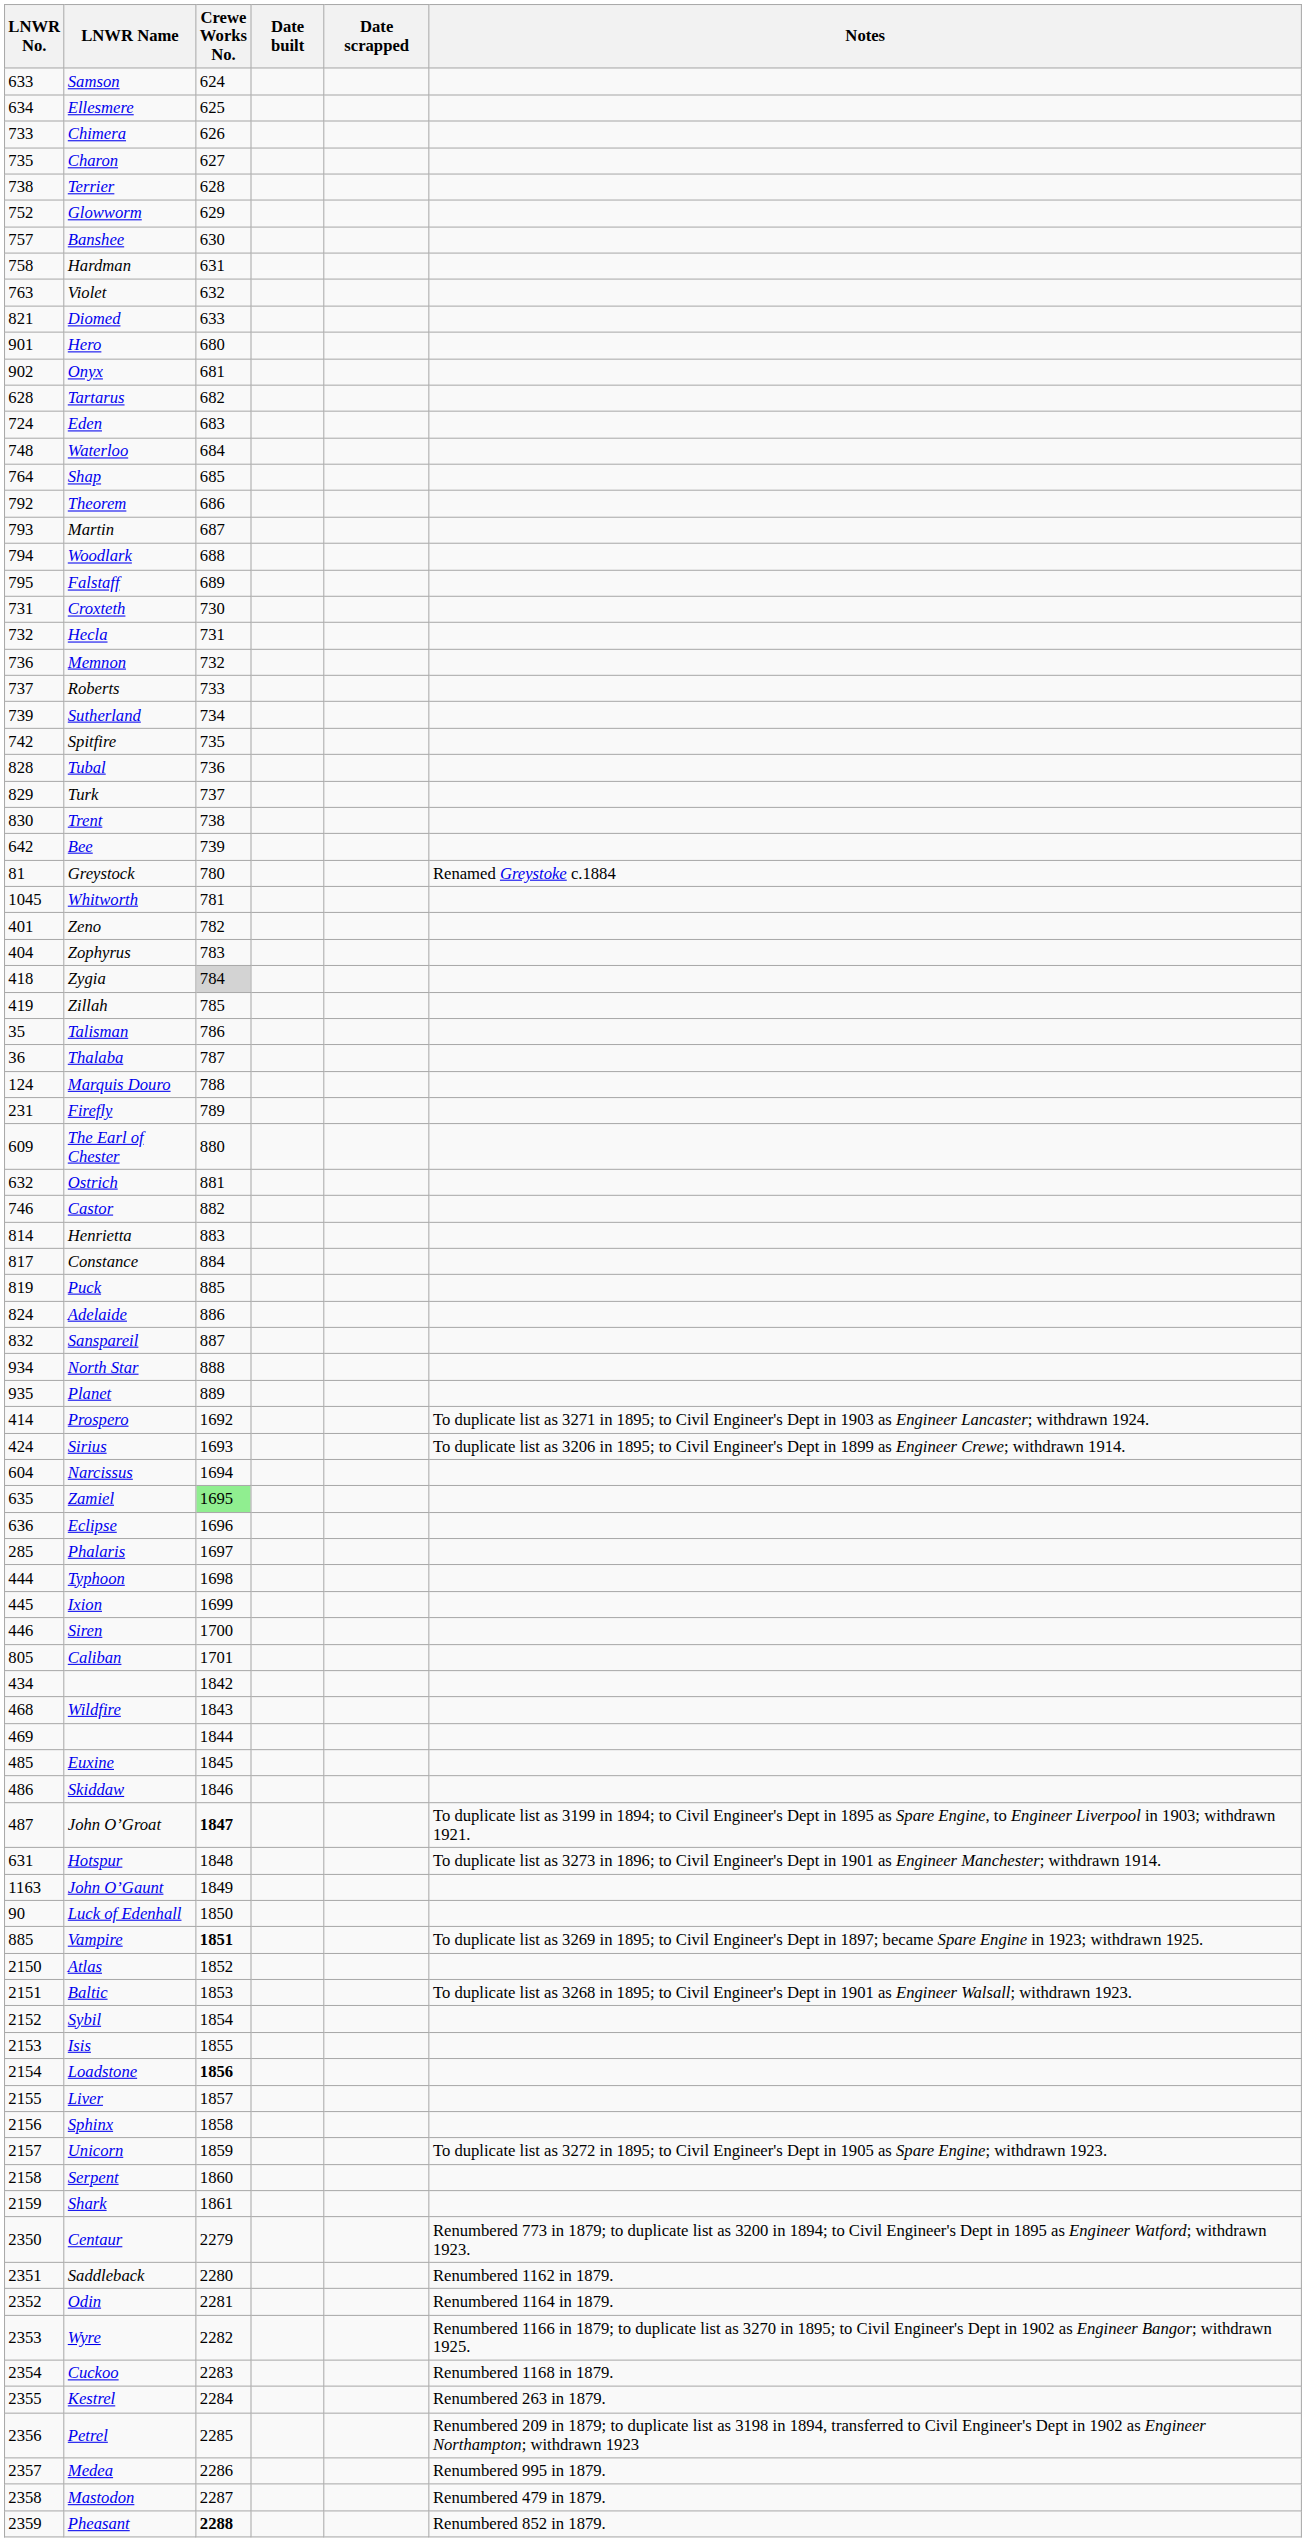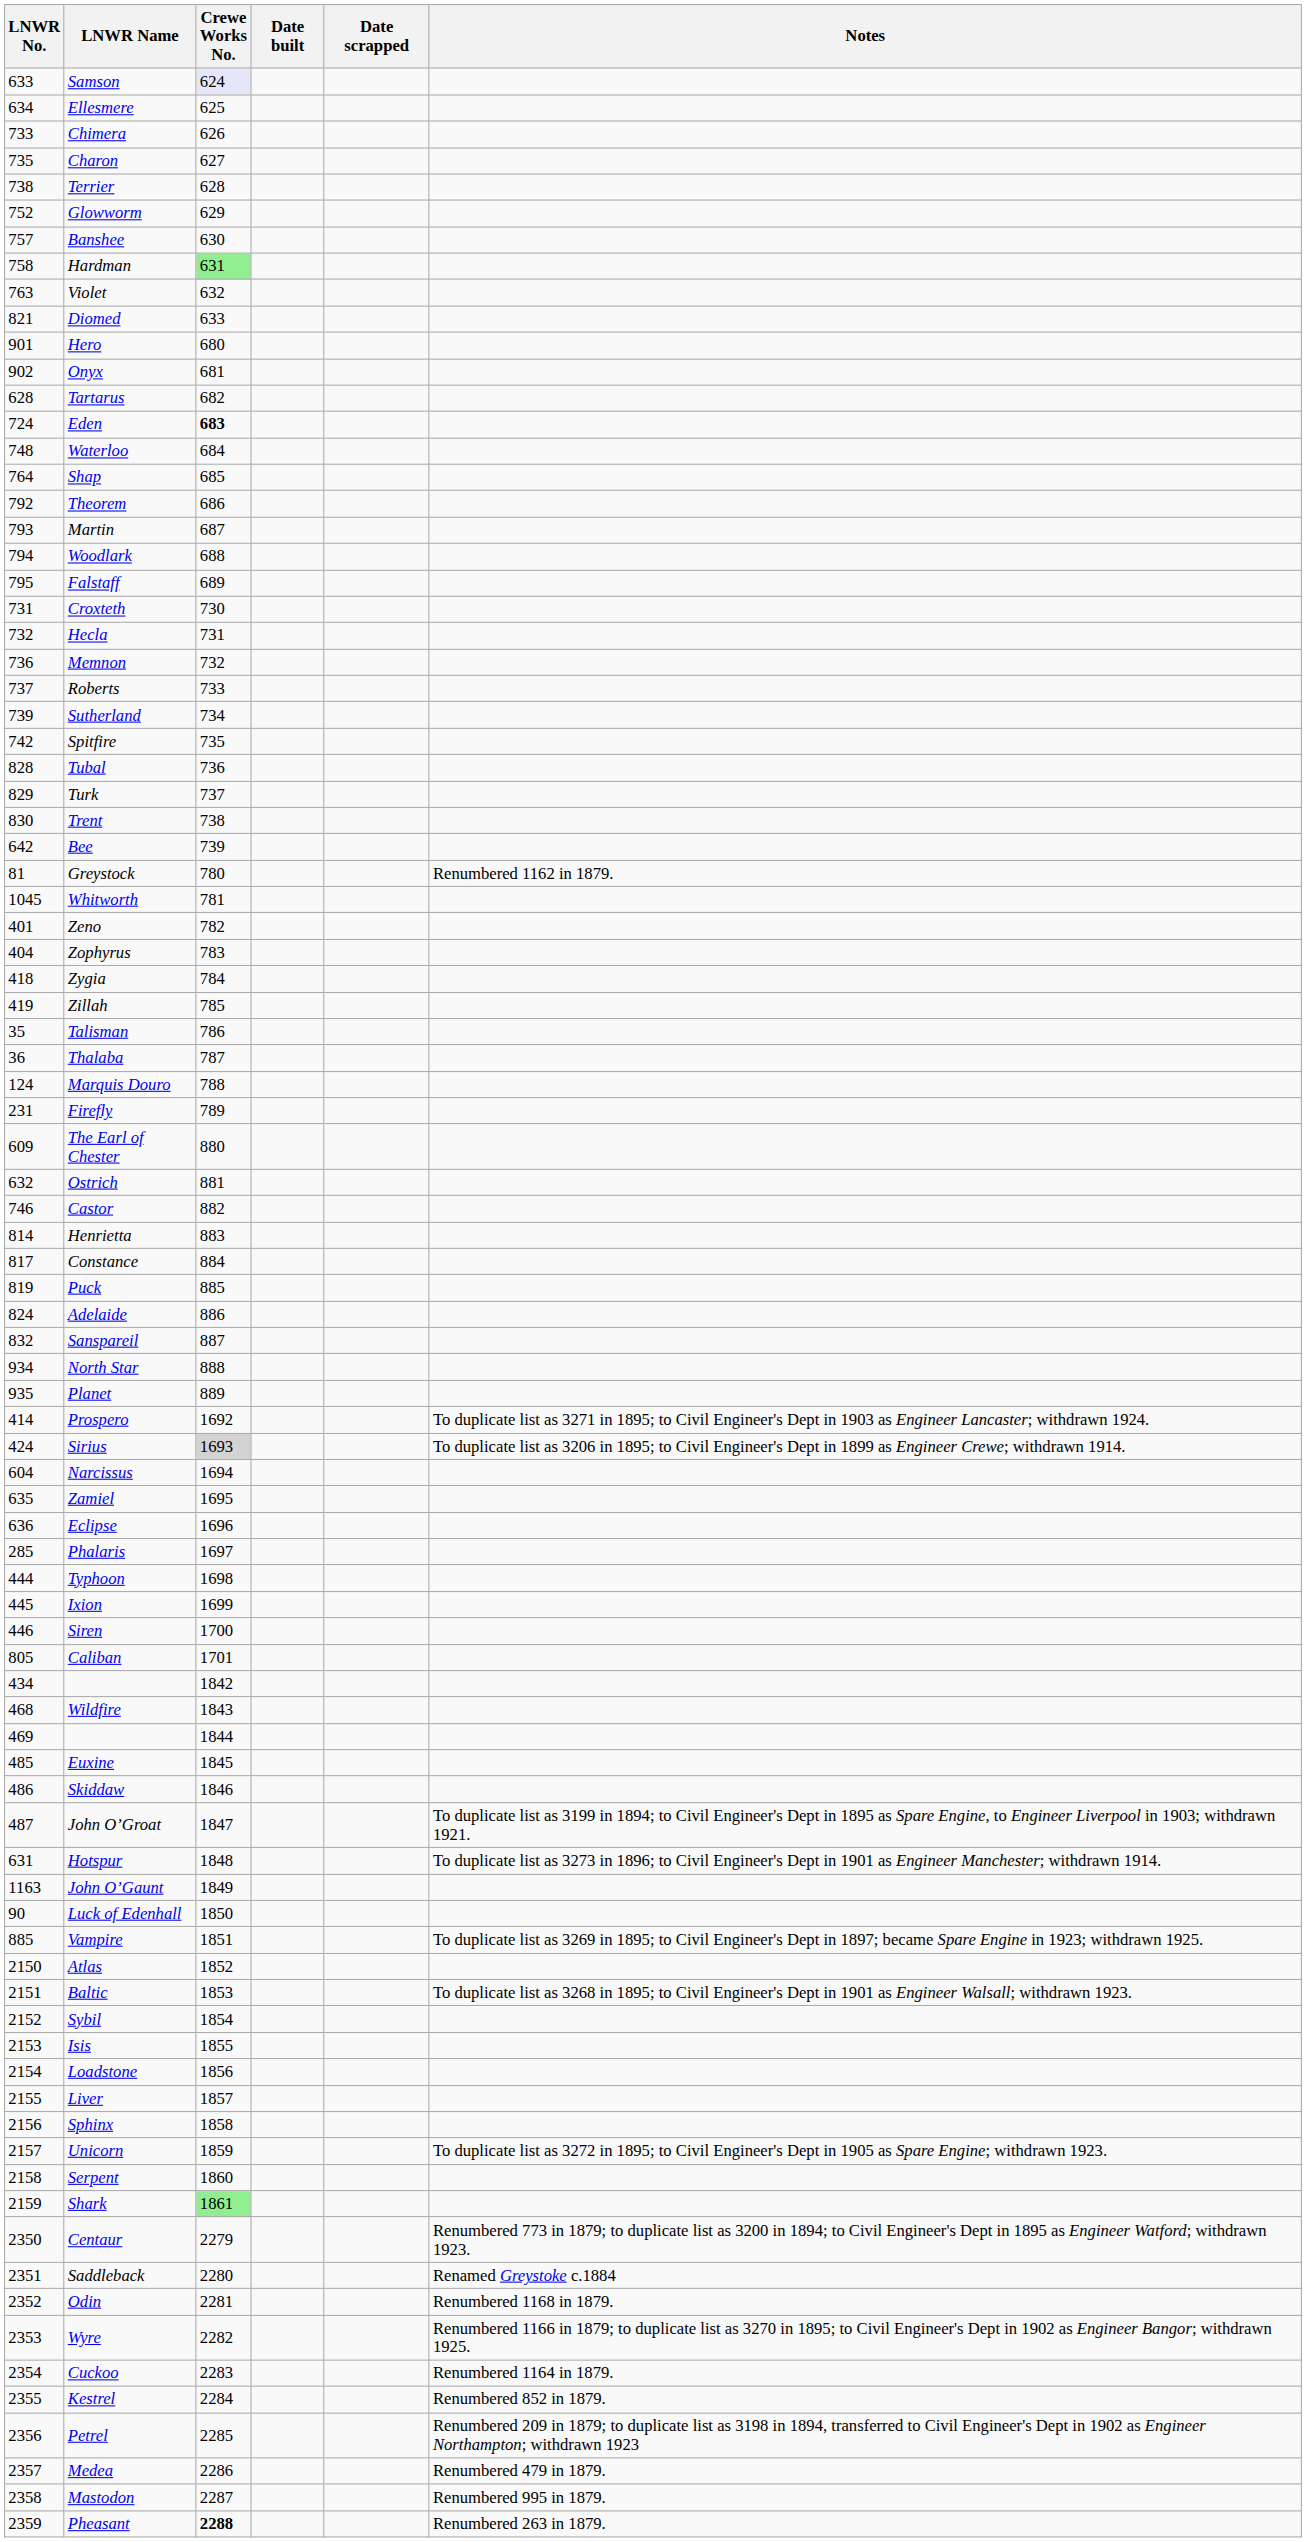(212, 81) no background -> (212, 81) lavender background
(212, 266) no background -> (212, 266) lightgreen background
(212, 424) normal -> (212, 424) bold
(524, 873) Renamed Greystoke c.1884 -> (523, 873) Renumbered 1162 in 1879.
(212, 978) lightgrey background -> (212, 978) no background
(217, 1446) no background -> (217, 1446) lightgrey background
(217, 1498) lightgreen background -> (217, 1498) no background
(217, 1824) bold -> (217, 1824) normal
(217, 1939) bold -> (217, 1939) normal
(217, 2071) bold -> (217, 2071) normal
(217, 2203) no background -> (217, 2203) lightgreen background
(523, 2275) Renumbered 1162 in 1879. -> (524, 2275) Renamed Greystoke c.1884
(523, 2301) Renumbered 1164 in 1879. -> (523, 2301) Renumbered 1168 in 1879.
(523, 2373) Renumbered 1168 in 1879. -> (523, 2373) Renumbered 1164 in 1879.
(519, 2399) Renumbered 263 in 1879. -> (519, 2399) Renumbered 852 in 1879.
(519, 2471) Renumbered 995 in 1879. -> (519, 2471) Renumbered 479 in 1879.
(519, 2497) Renumbered 479 in 1879. -> (519, 2497) Renumbered 995 in 1879.
(519, 2523) Renumbered 852 in 1879. -> (519, 2523) Renumbered 263 in 1879.
